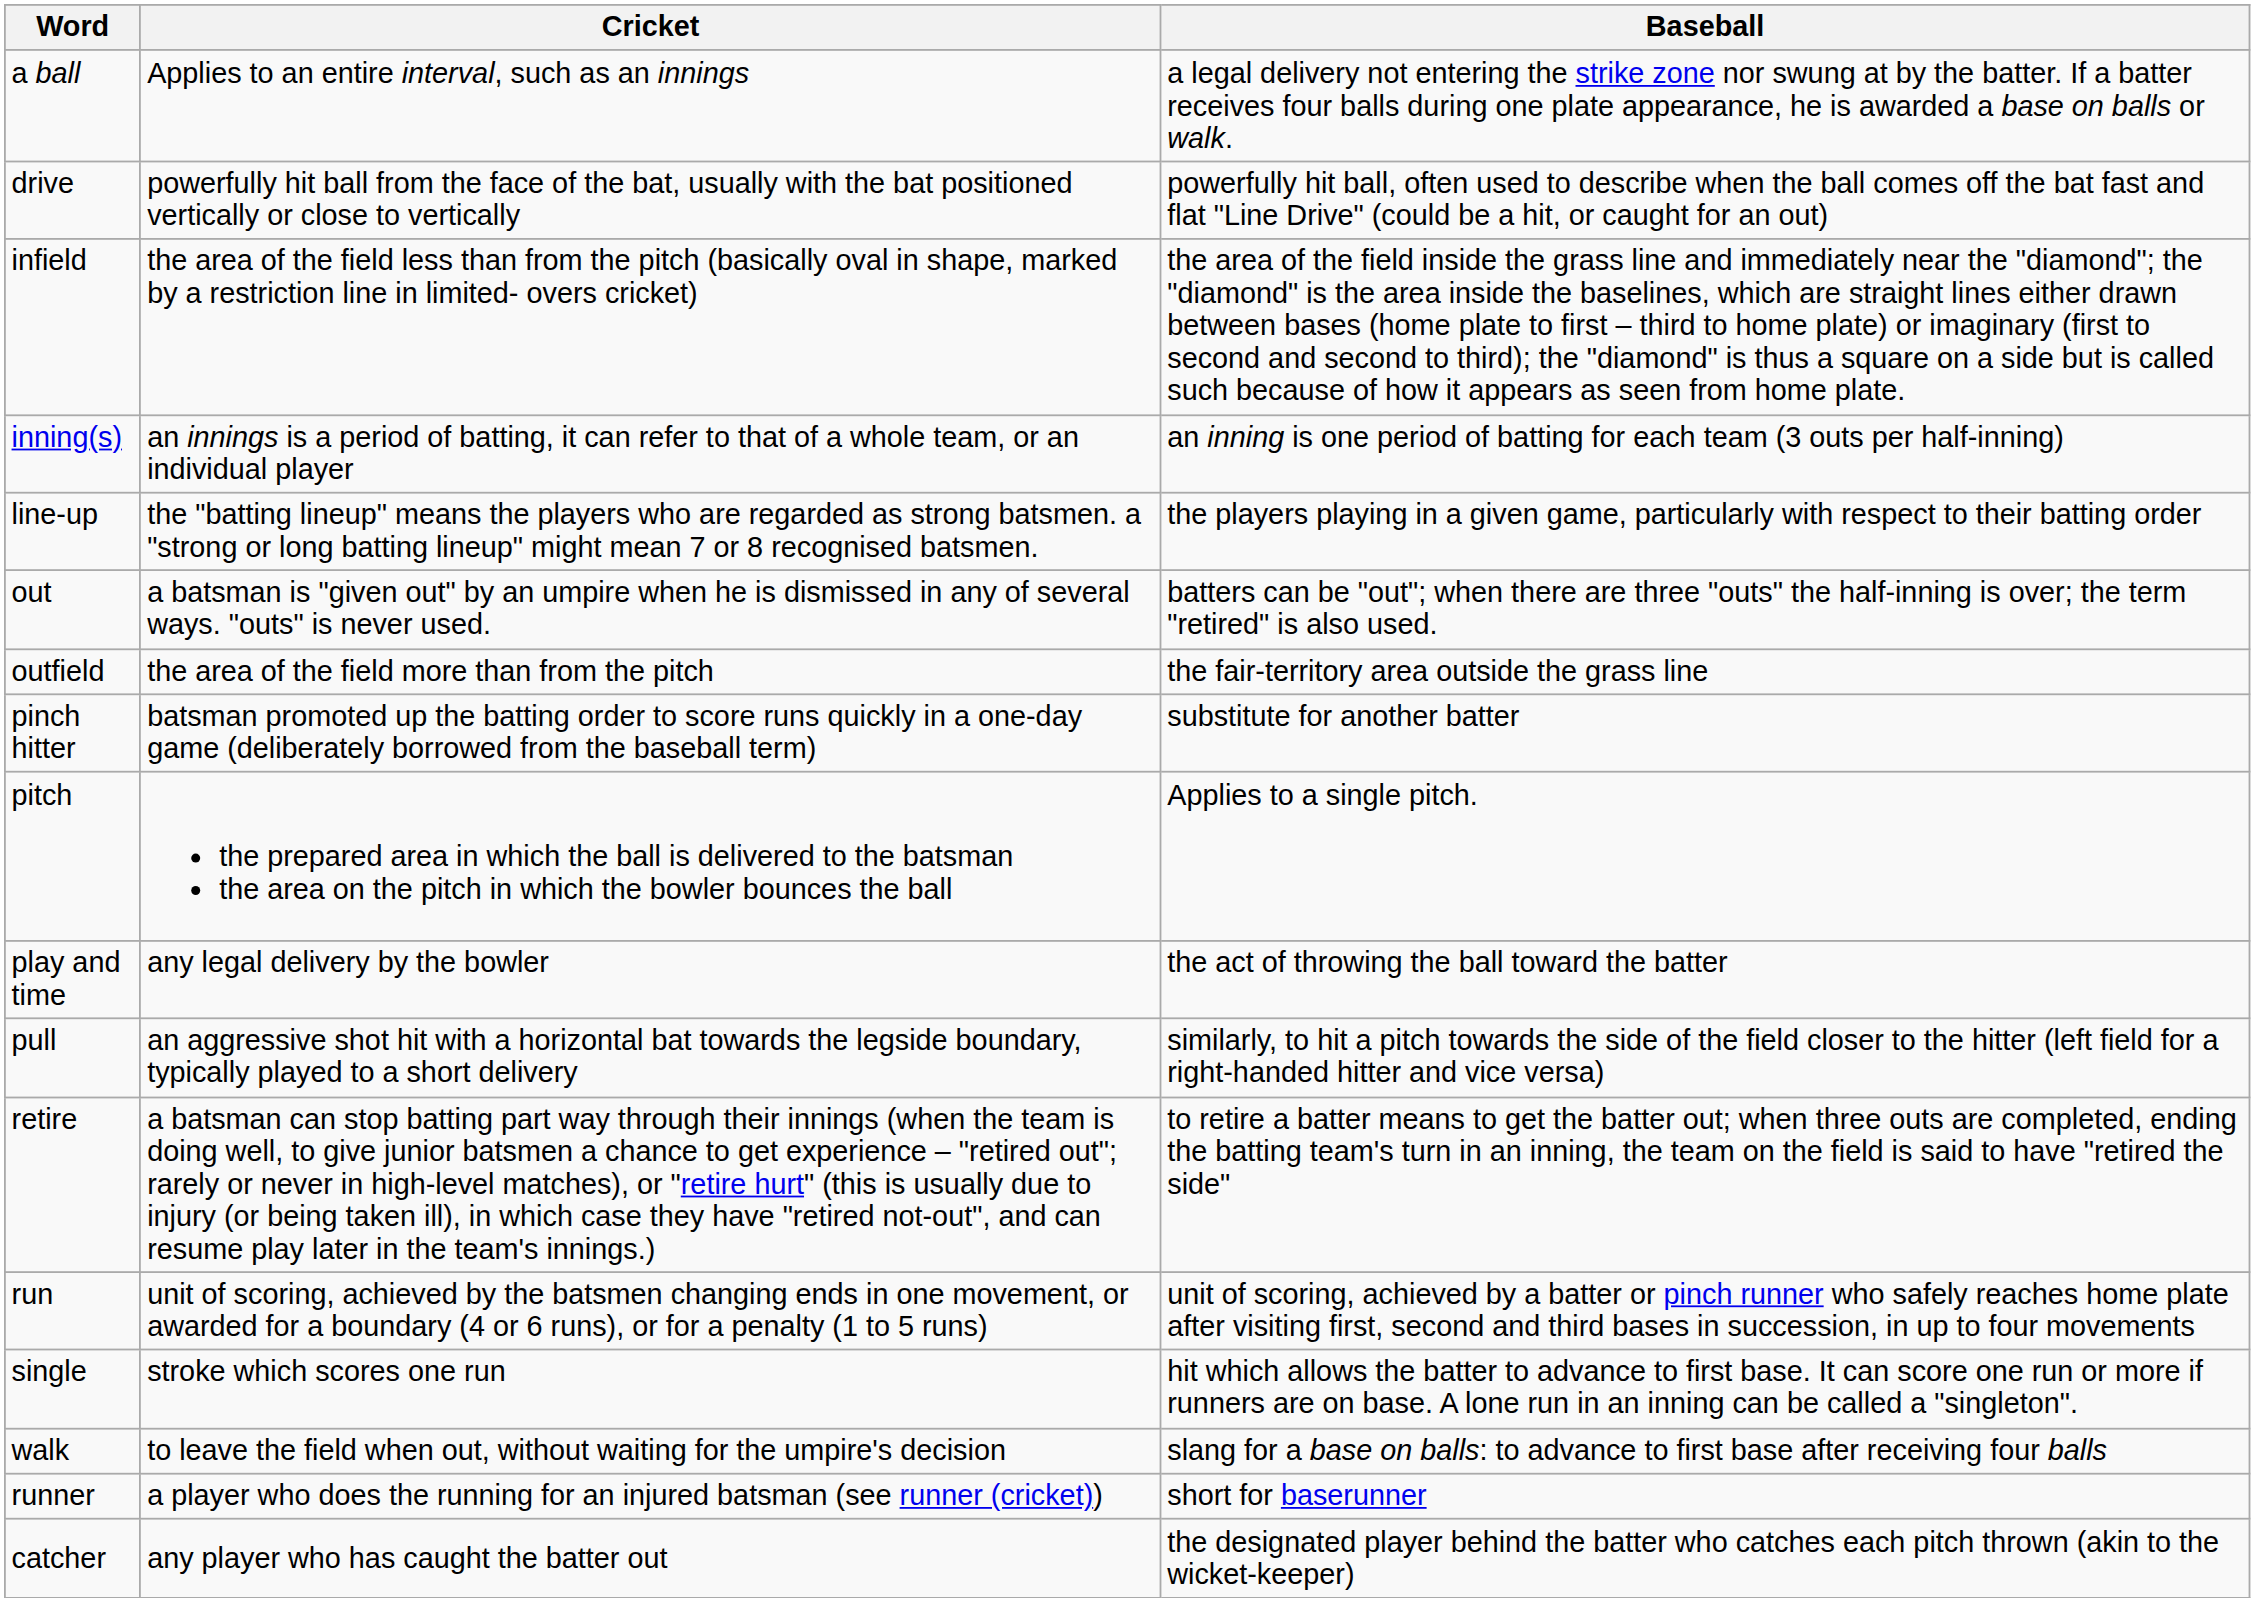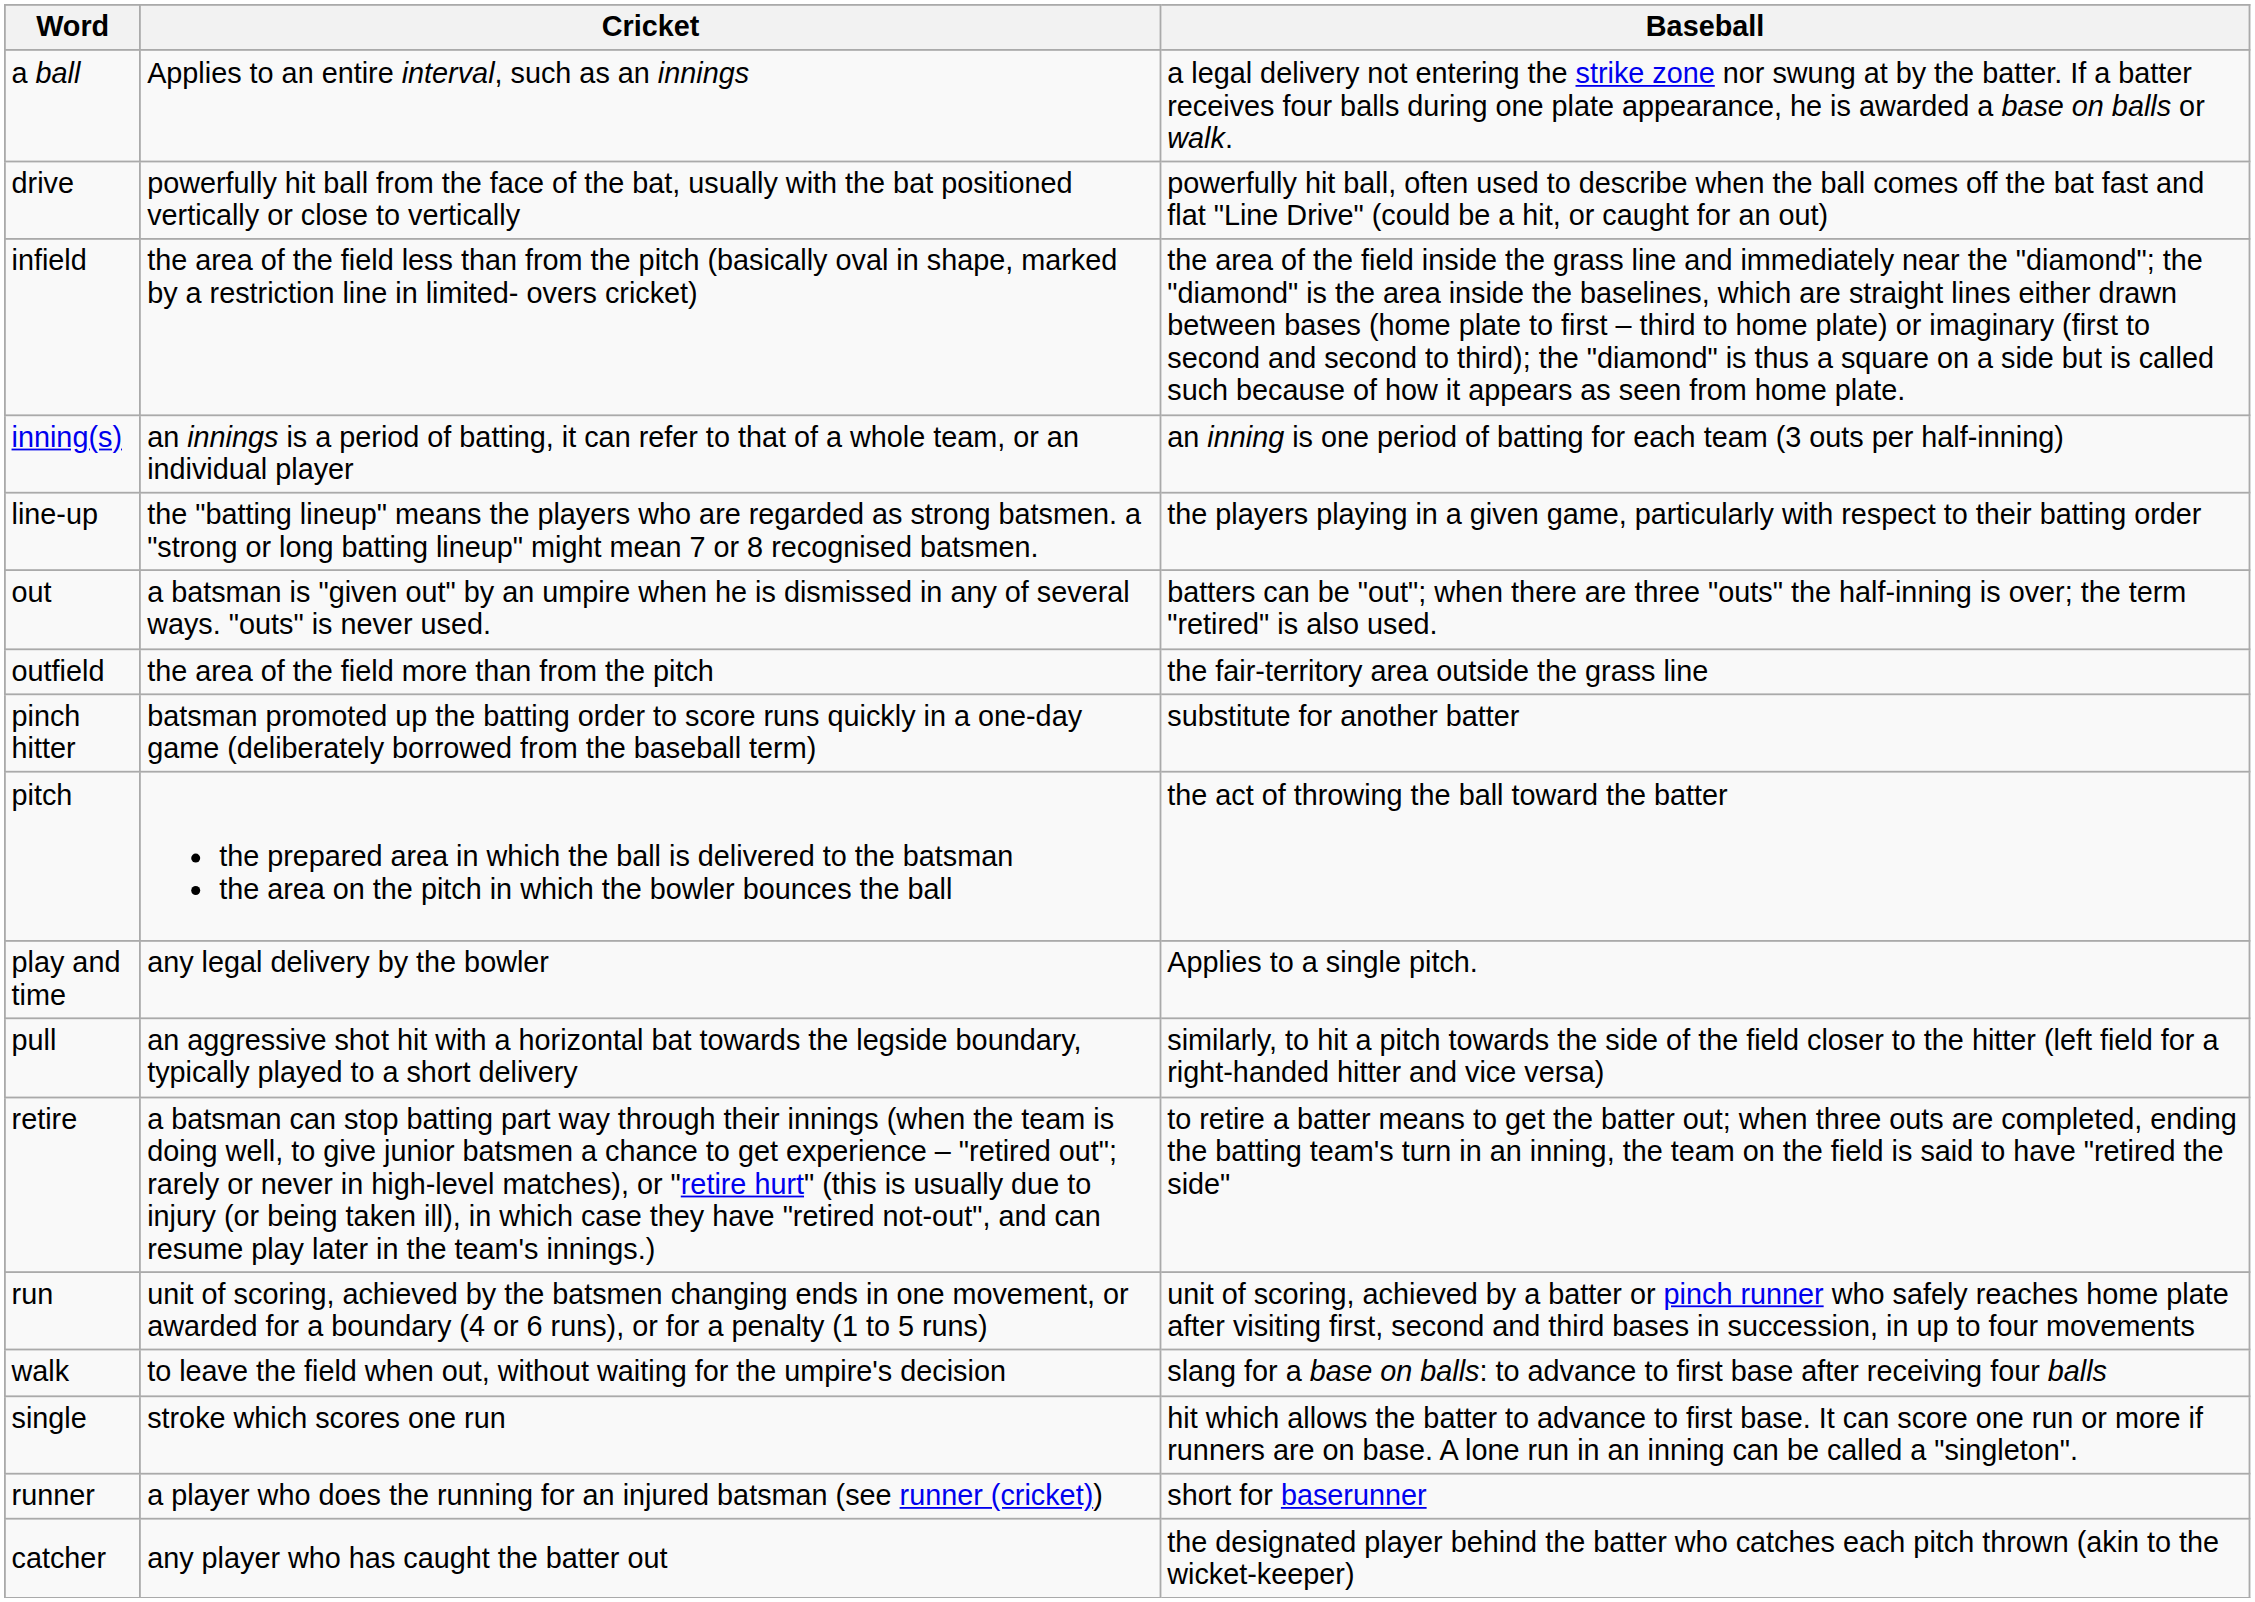(1323, 794) Applies to a single pitch. -> (1447, 794) the act of throwing the ball toward the batter
(1447, 962) the act of throwing the ball toward the batter -> (1323, 962) Applies to a single pitch.
rows swapped: (49, 1372) <-> (40, 1450)
